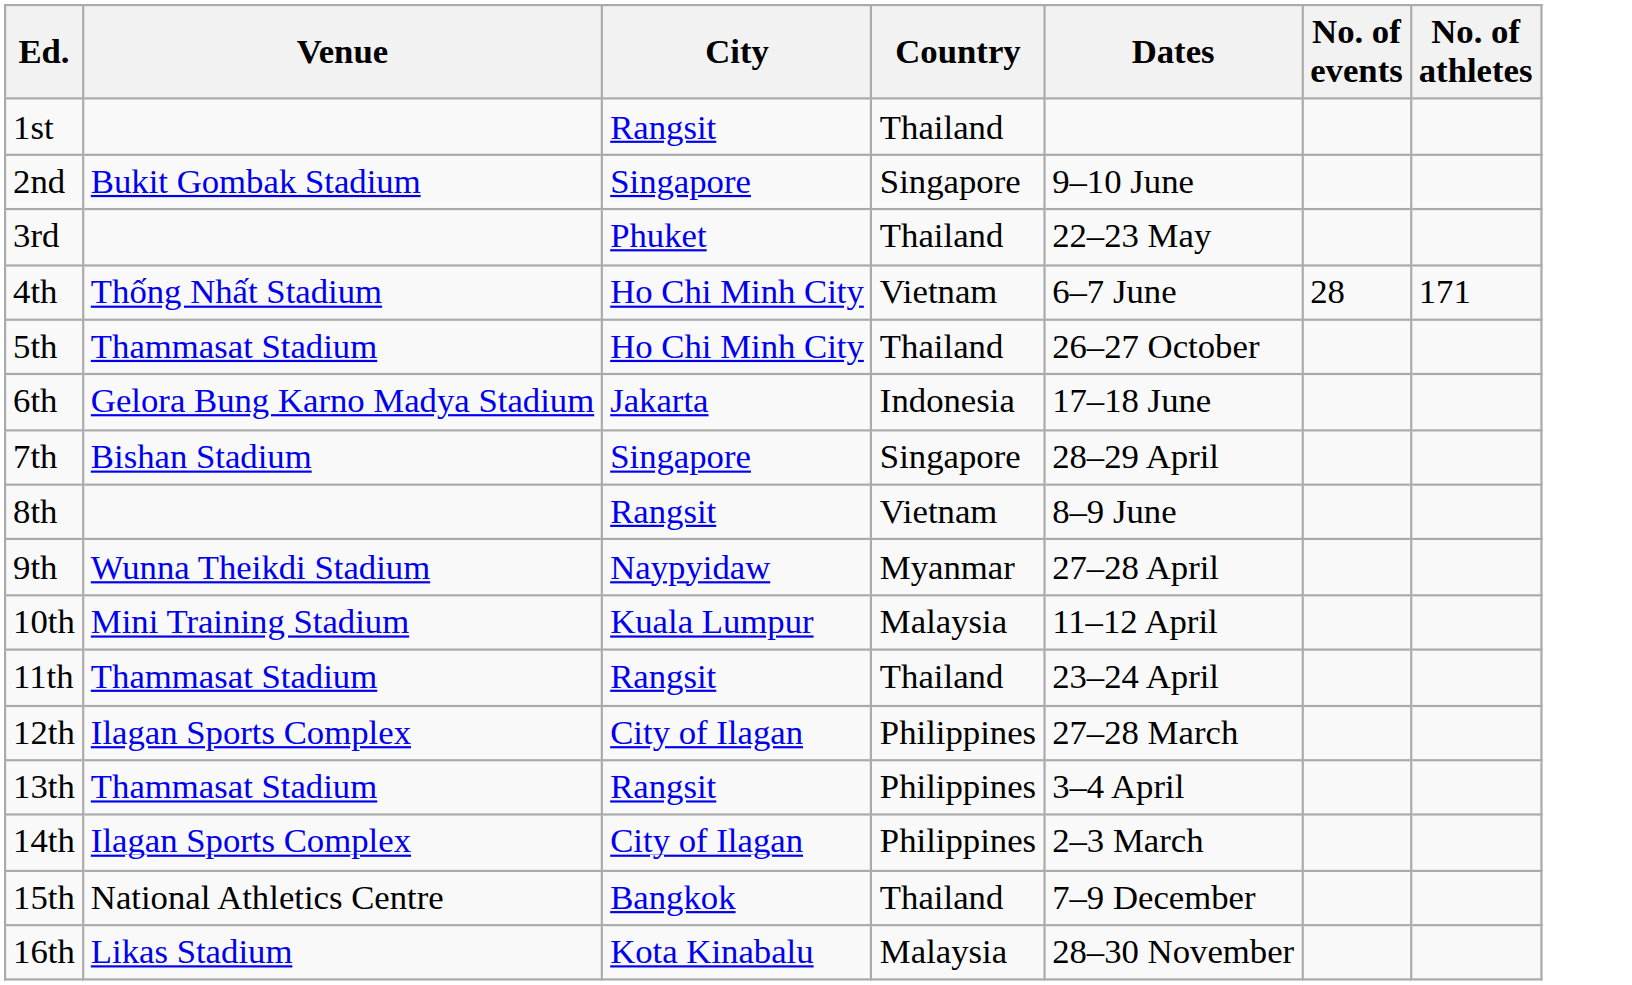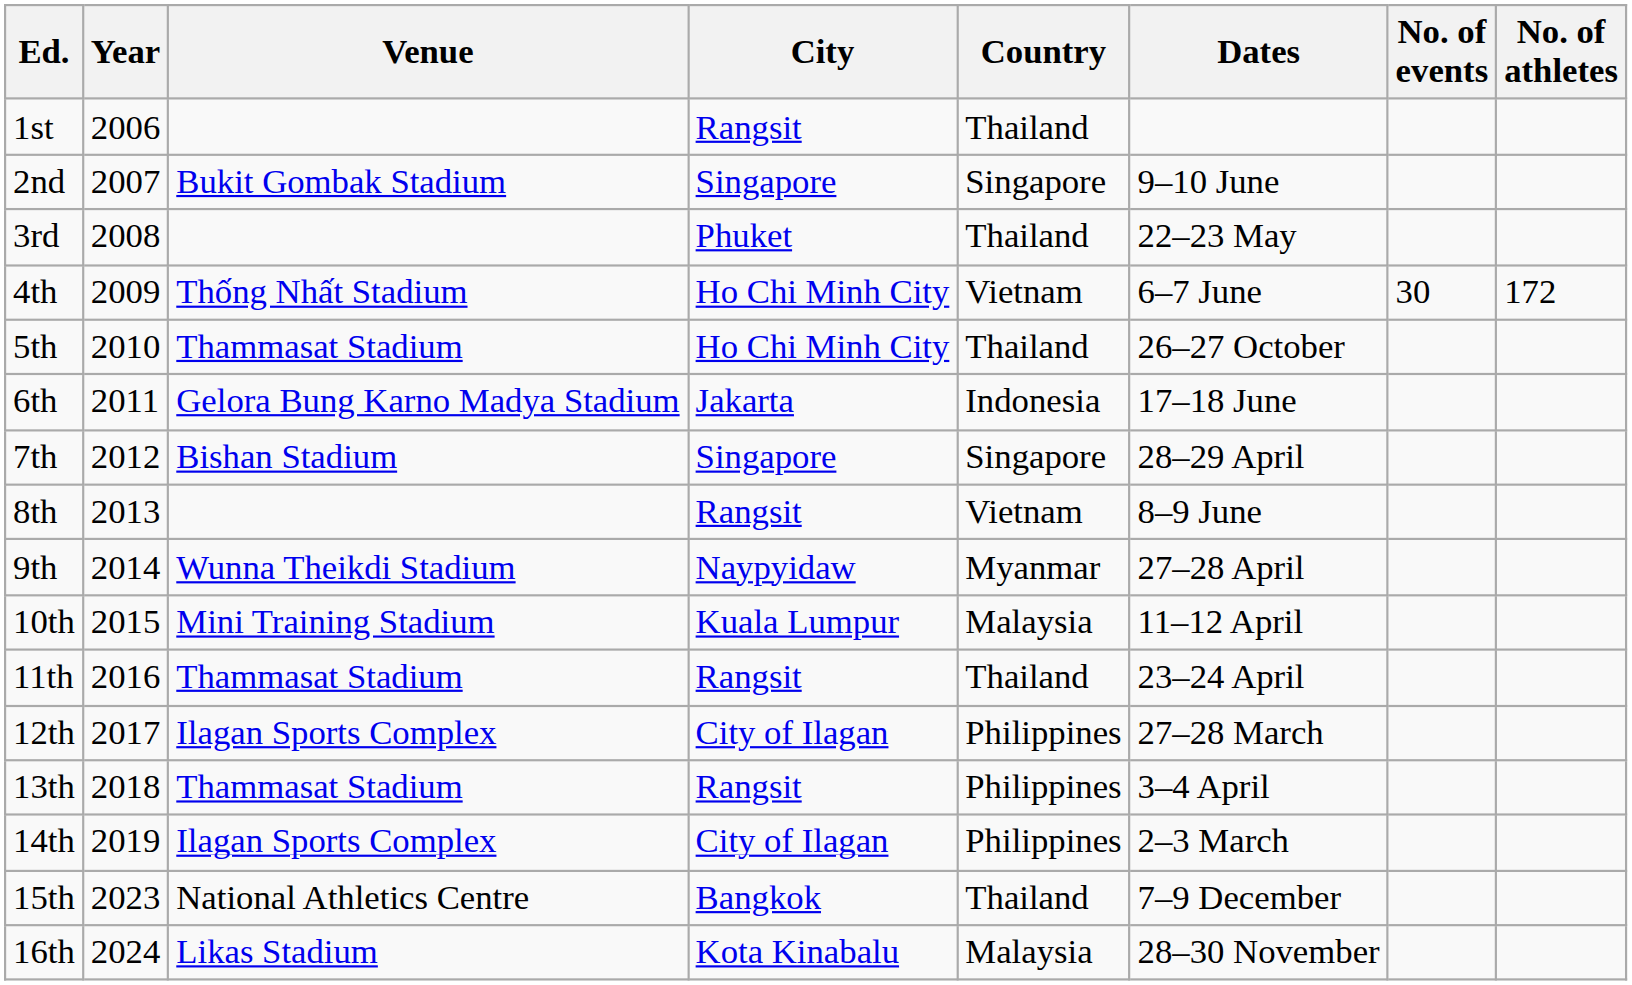+ column: (126, 51)
(1328, 291) 28 -> (1413, 291) 30
(1445, 291) 171 -> (1530, 291) 172
